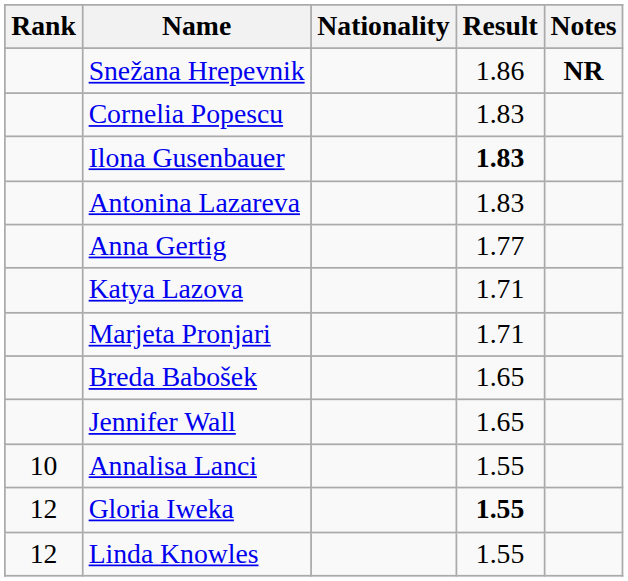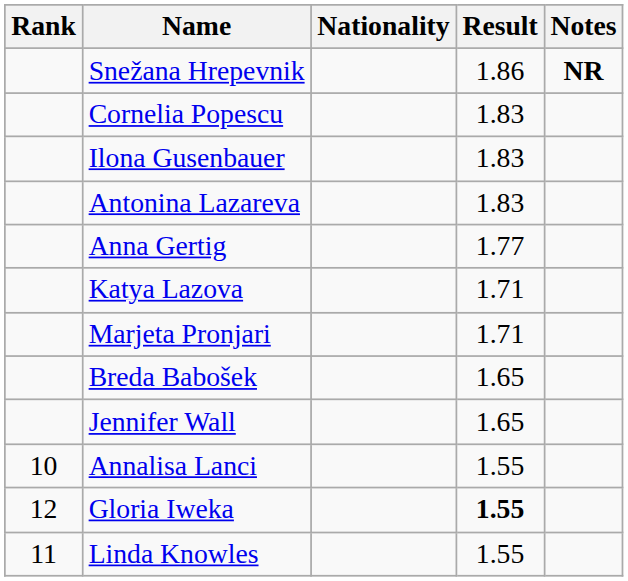(500, 158) bold -> (500, 158) normal
(44, 553) 12 -> (44, 553) 11
